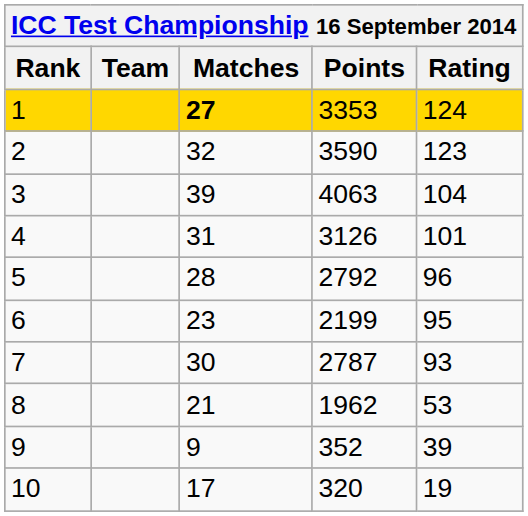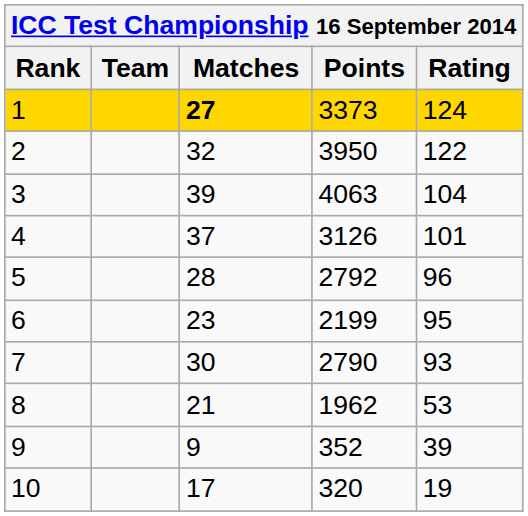(348, 109) 3353 -> (348, 109) 3373
(348, 151) 3590 -> (348, 151) 3950
(445, 151) 123 -> (445, 151) 122
(201, 236) 31 -> (201, 236) 37
(348, 362) 2787 -> (348, 362) 2790
